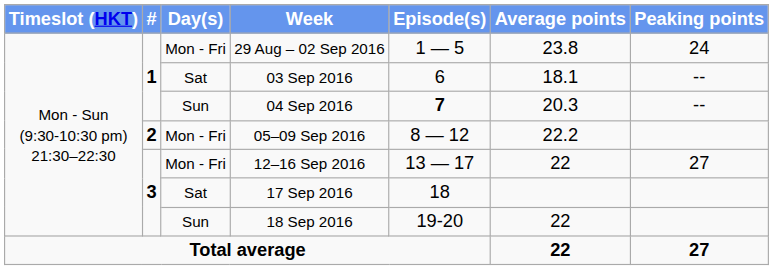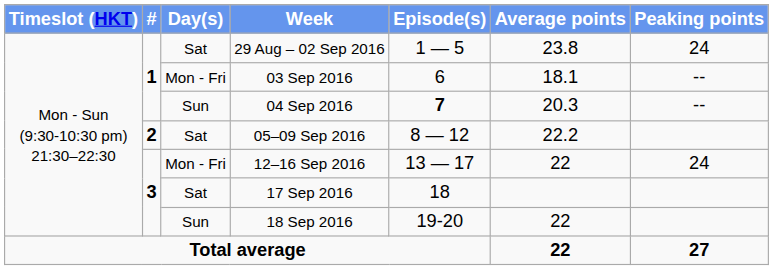(196, 49) Mon - Fri -> (196, 49) Sat
(196, 77) Sat -> (196, 77) Mon - Fri
(196, 135) Mon - Fri -> (196, 135) Sat
(699, 163) 27 -> (699, 163) 24
